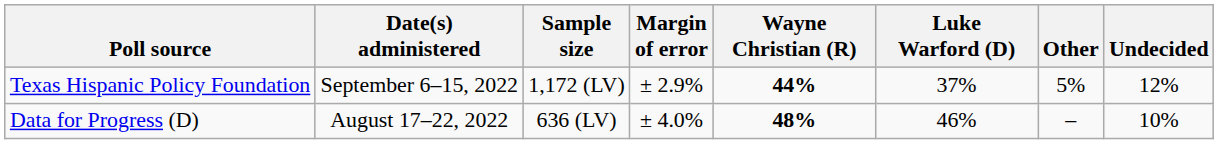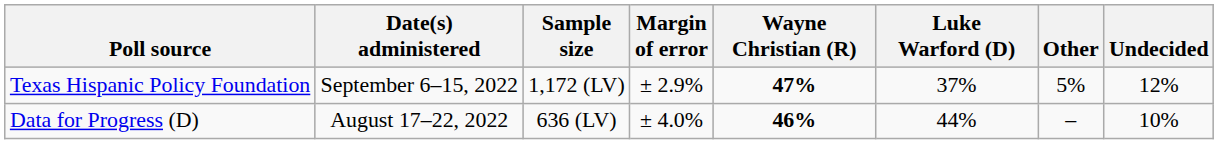(794, 84) 44% -> (794, 84) 47%
(794, 120) 48% -> (794, 120) 46%
(957, 120) 46% -> (957, 120) 44%
